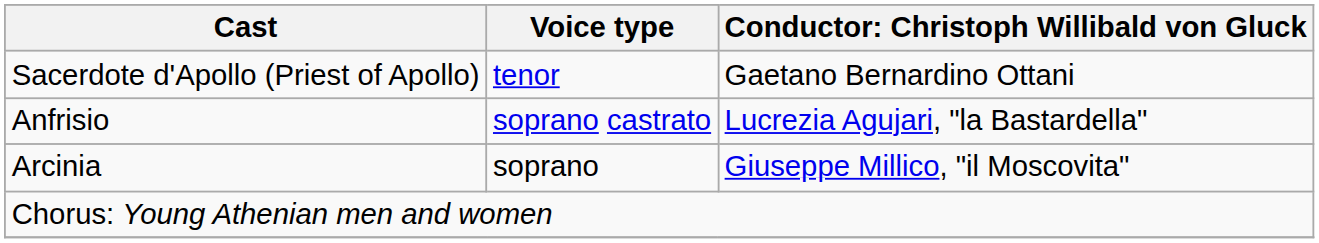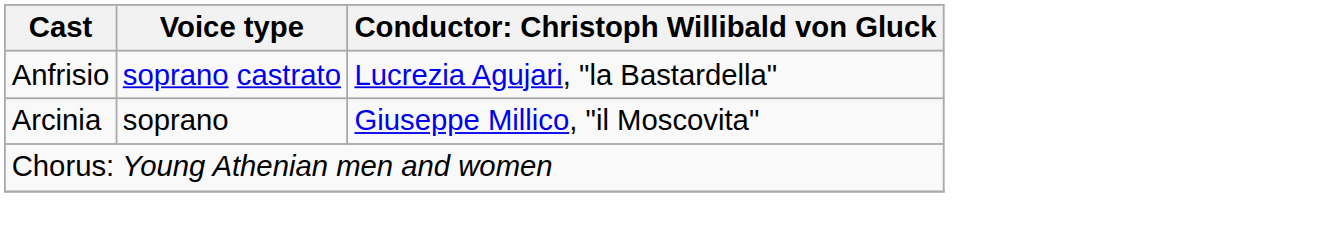- row: (246, 74)
